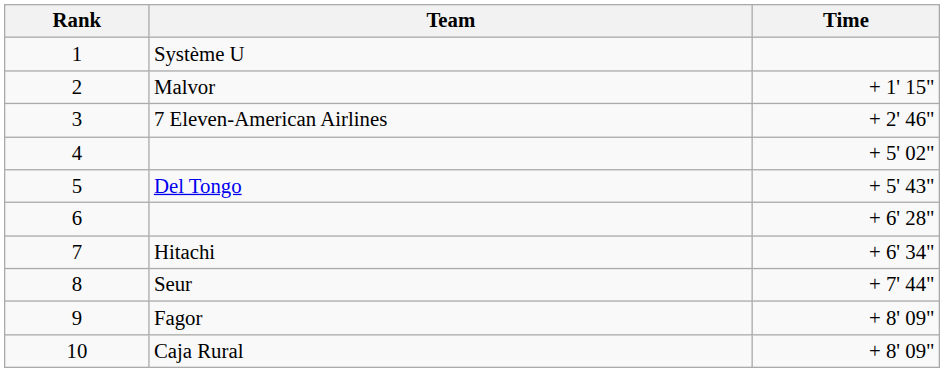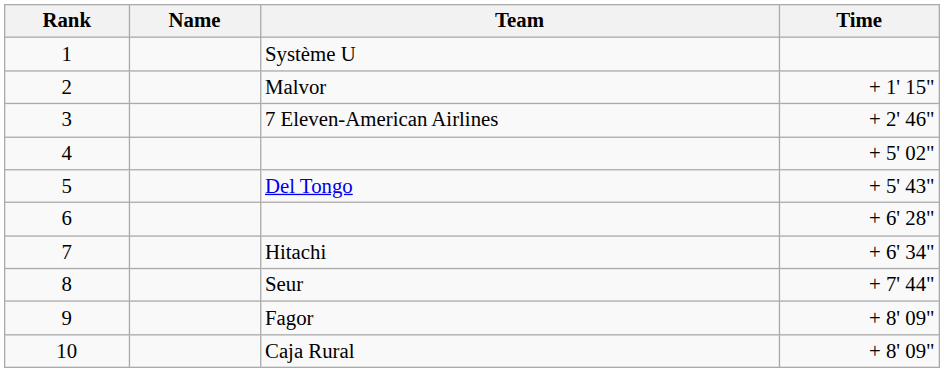+ column: (195, 20)
